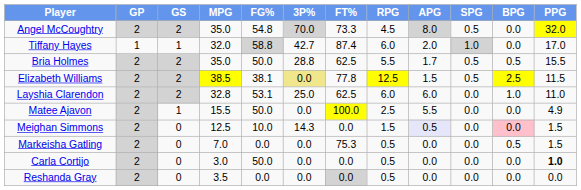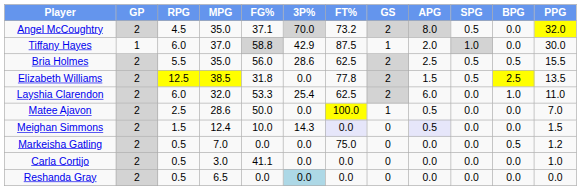columns swapped: (179, 12) <-> (388, 12)
(262, 29) 54.8 -> (262, 29) 37.1
(346, 29) 73.3 -> (346, 29) 73.2
(221, 45) 32.0 -> (221, 45) 37.0
(304, 45) 42.7 -> (304, 45) 42.9
(346, 45) 87.4 -> (346, 45) 87.5
(555, 45) 17.0 -> (555, 45) 30.0
(262, 62) 50.0 -> (262, 62) 56.0
(304, 62) 28.8 -> (304, 62) 28.6
(430, 62) 1.7 -> (430, 62) 2.5
(262, 78) 38.1 -> (262, 78) 31.8
(304, 78) khaki background -> (304, 78) no background
(555, 78) 11.5 -> (555, 78) 13.5
(221, 95) 32.8 -> (221, 95) 32.0
(262, 95) 53.1 -> (262, 95) 53.3
(304, 95) 25.0 -> (304, 95) 25.4
(221, 111) 15.5 -> (221, 111) 28.6
(430, 111) 5.5 -> (430, 111) 0.5
(555, 111) 4.9 -> (555, 111) 7.0
(221, 128) 12.5 -> (221, 128) 12.4
(346, 128) no background -> (346, 128) lavender background
(513, 128) pink background -> (513, 128) no background
(346, 144) 75.3 -> (346, 144) 75.0
(555, 144) 1.5 -> (555, 144) 1.2
(262, 161) 50.0 -> (262, 161) 41.1
(555, 161) bold -> (555, 161) normal
(221, 177) 3.5 -> (221, 177) 6.5
(304, 177) no background -> (304, 177) lightblue background
(346, 177) lightgrey background -> (346, 177) no background
